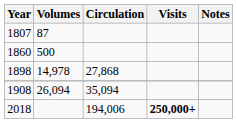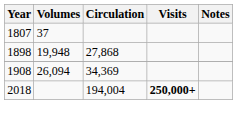(43, 33) 87 -> (43, 33) 37
- row: (19, 52)
(53, 71) 14,978 -> (53, 52) 19,948
(102, 90) 35,094 -> (102, 71) 34,369
(105, 109) 194,006 -> (105, 90) 194,004
